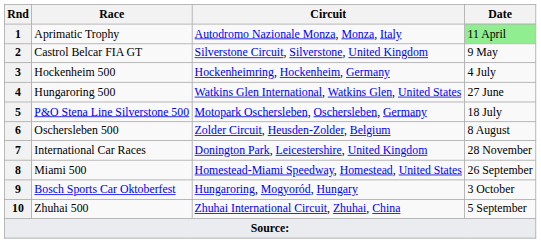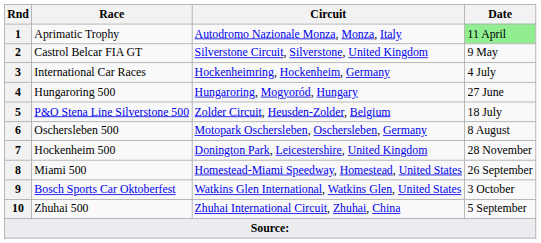(75, 73) Hockenheim 500 -> (90, 73) International Car Races
(328, 92) Watkins Glen International, Watkins Glen, United States -> (276, 92) Hungaroring, Mogyoród, Hungary
(311, 112) Motopark Oschersleben, Oschersleben, Germany -> (293, 112) Zolder Circuit, Heusden-Zolder, Belgium
(293, 131) Zolder Circuit, Heusden-Zolder, Belgium -> (311, 131) Motopark Oschersleben, Oschersleben, Germany
(90, 150) International Car Races -> (75, 150) Hockenheim 500
(276, 189) Hungaroring, Mogyoród, Hungary -> (328, 189) Watkins Glen International, Watkins Glen, United States
